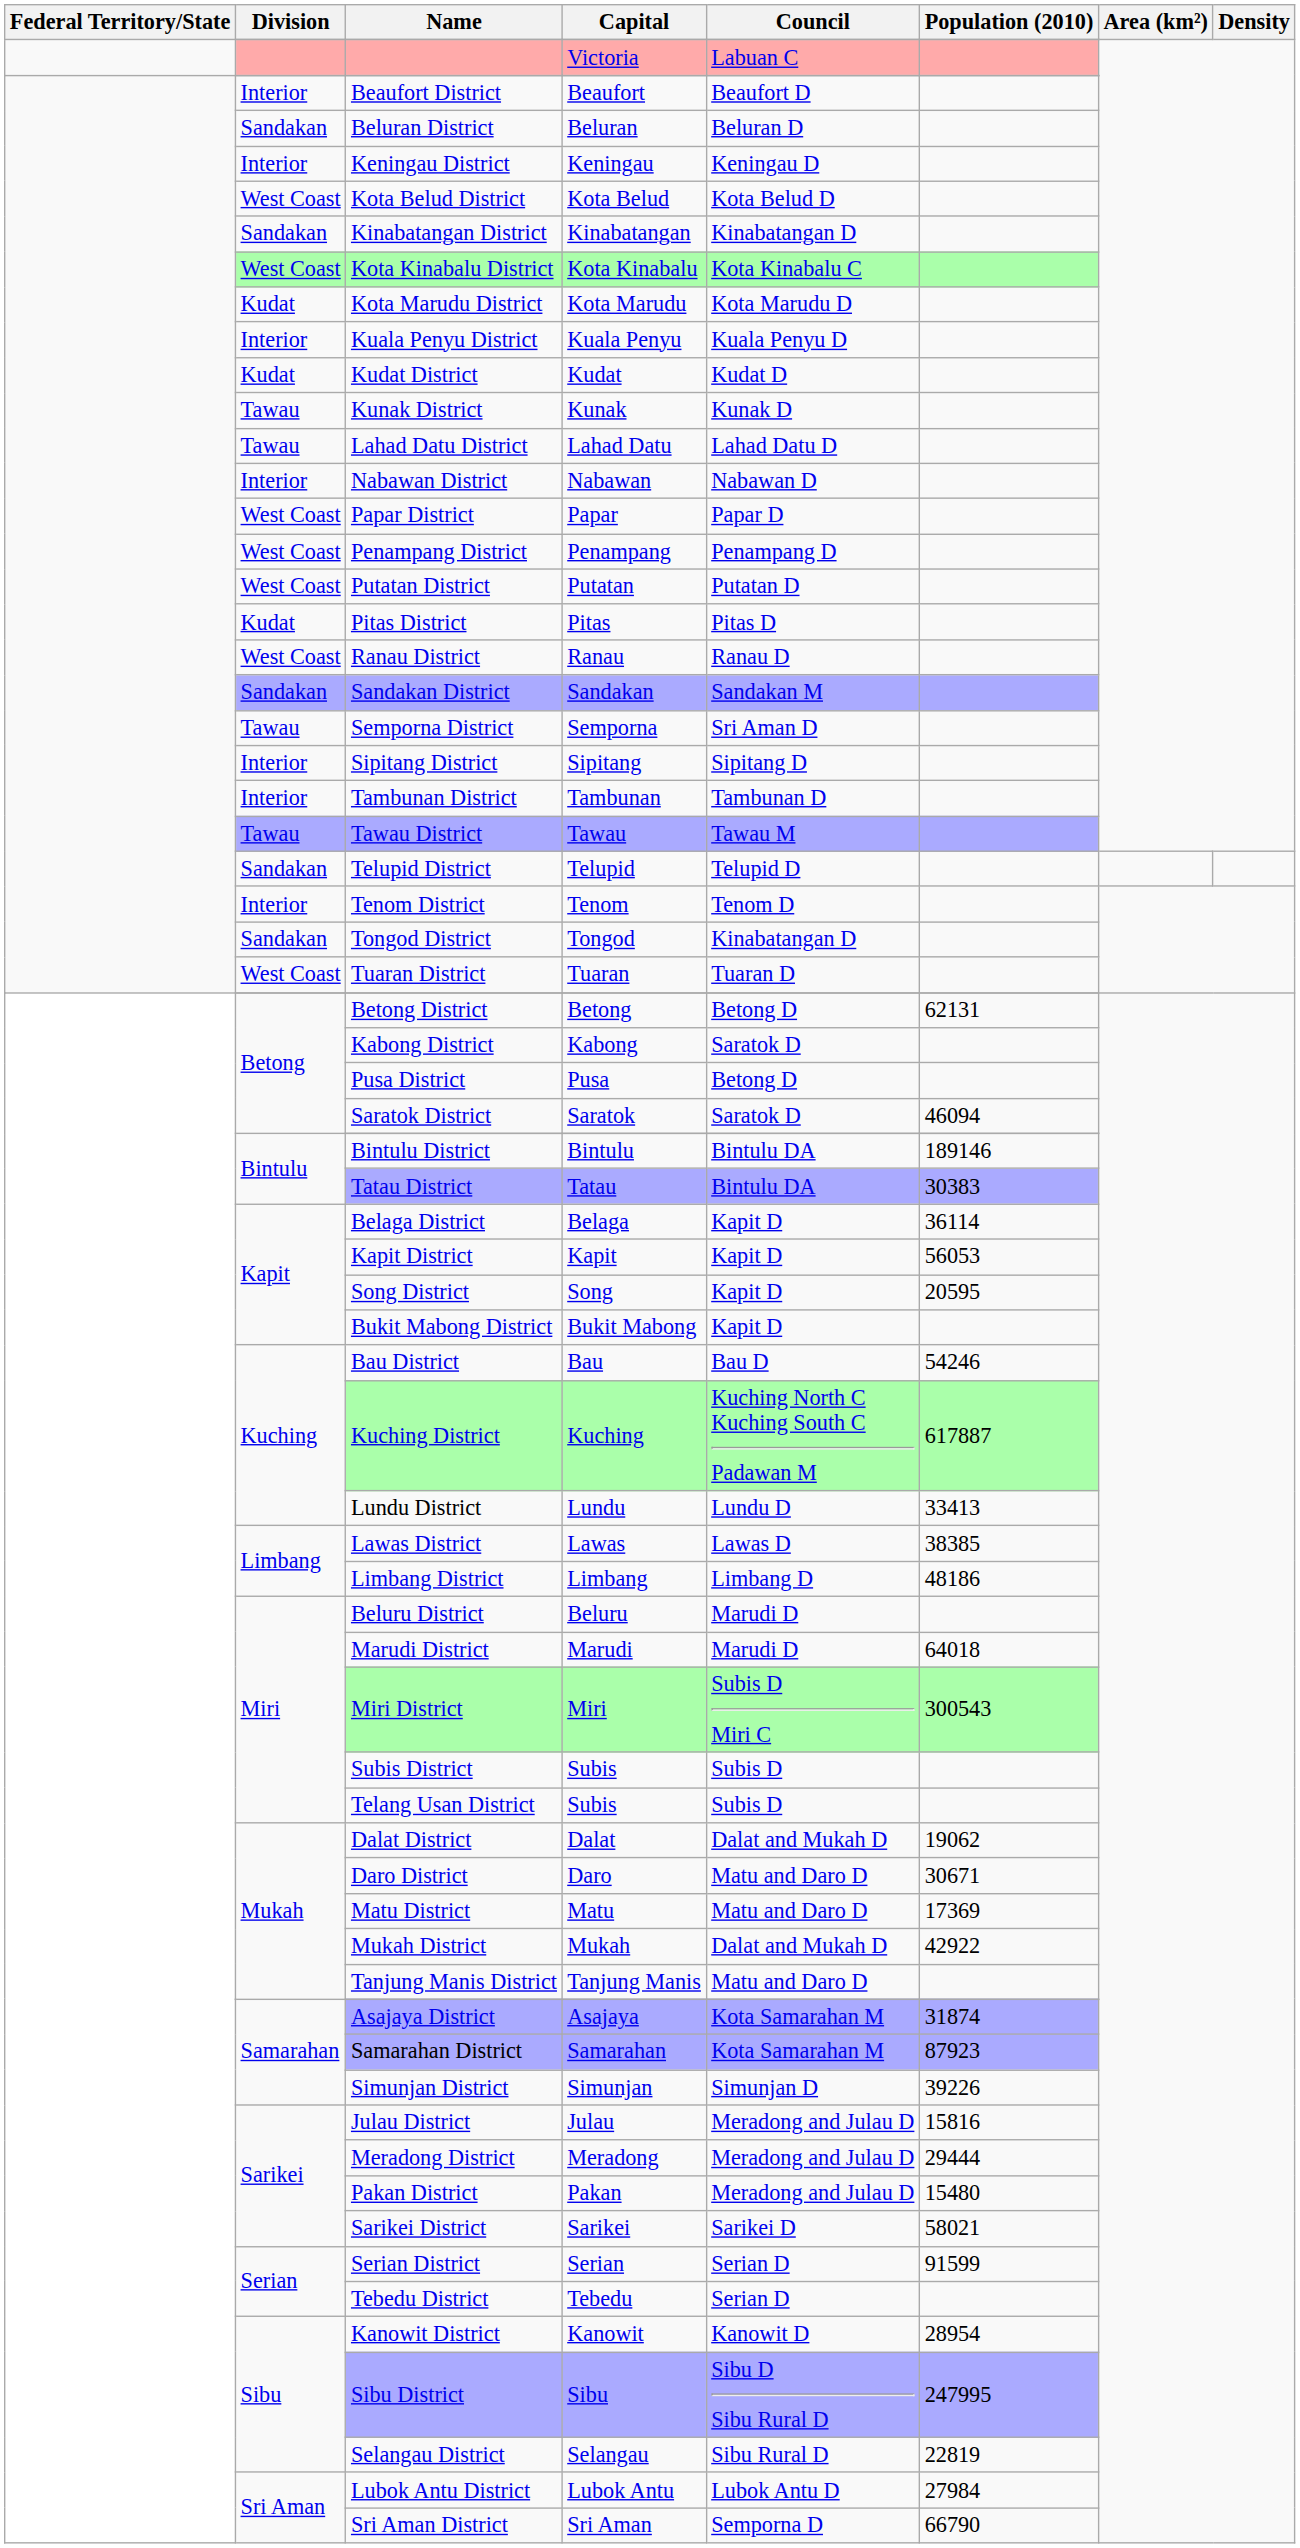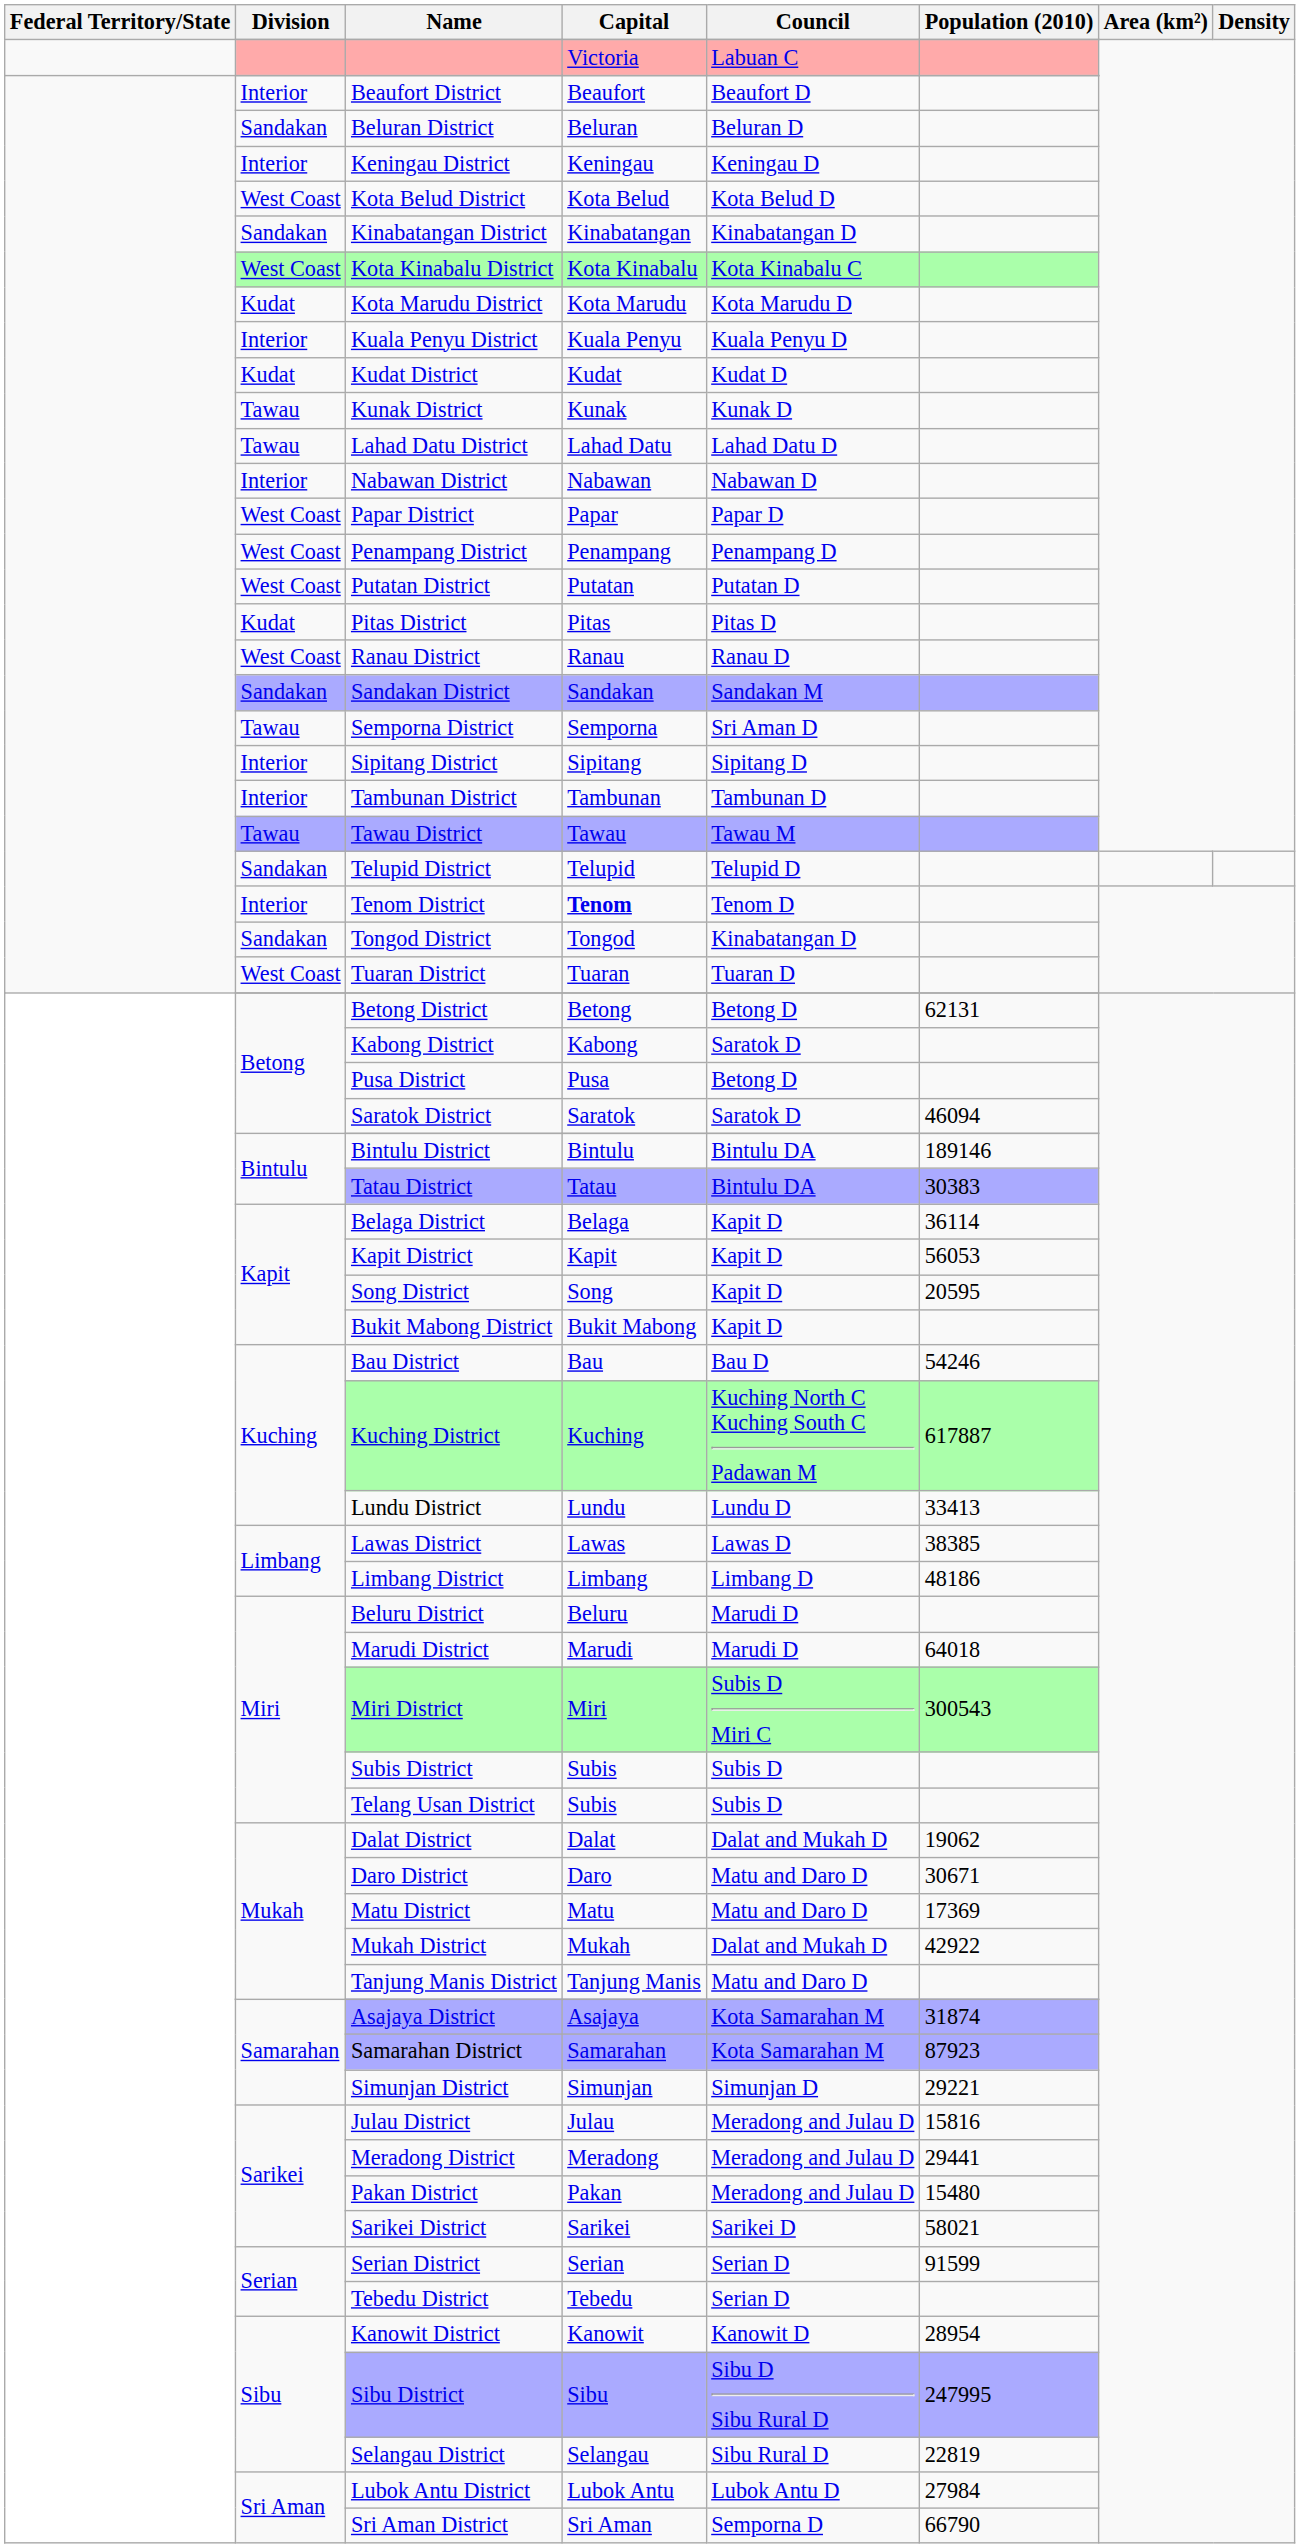(598, 903) normal -> (600, 903) bold
(952, 2087) 39226 -> (952, 2087) 29221
(952, 2157) 29444 -> (952, 2157) 29441
